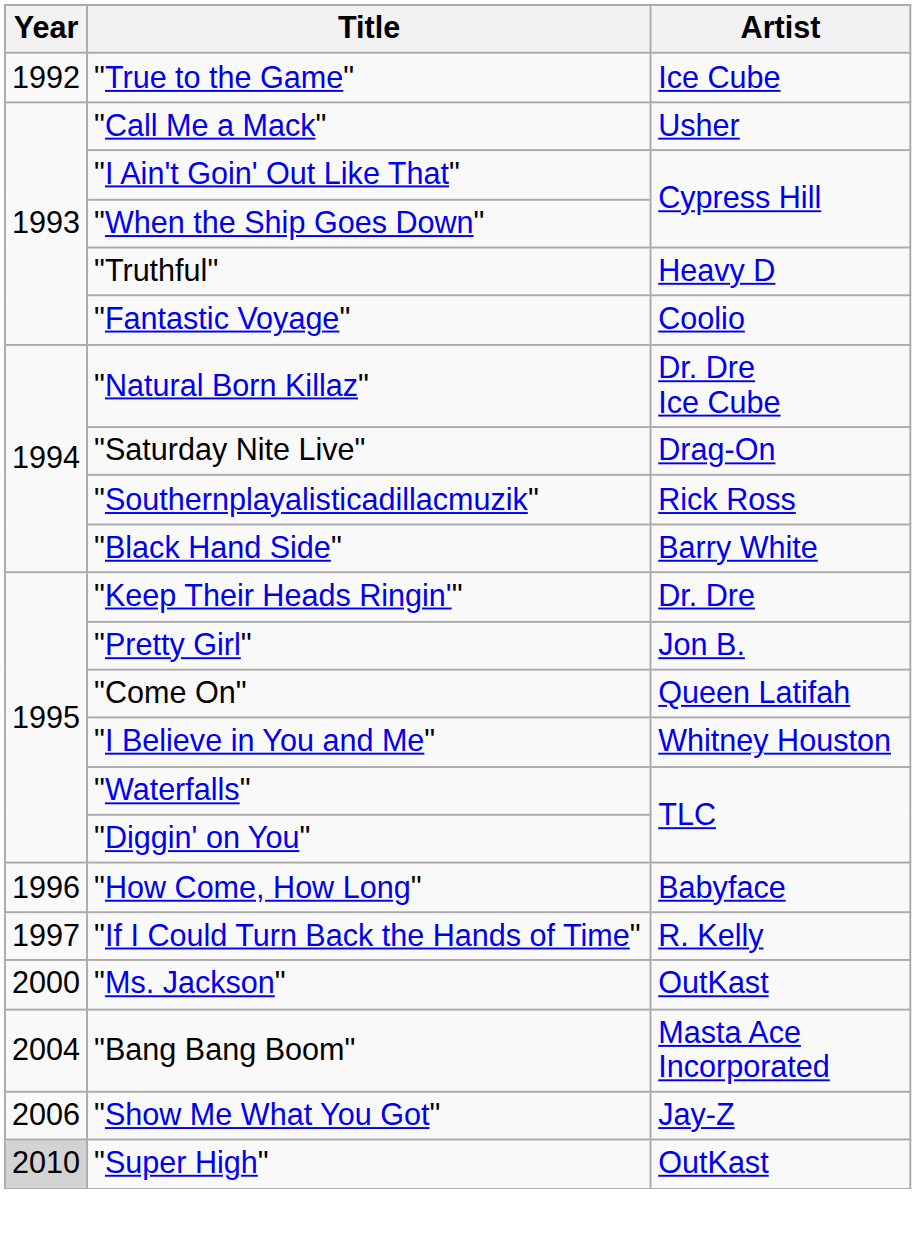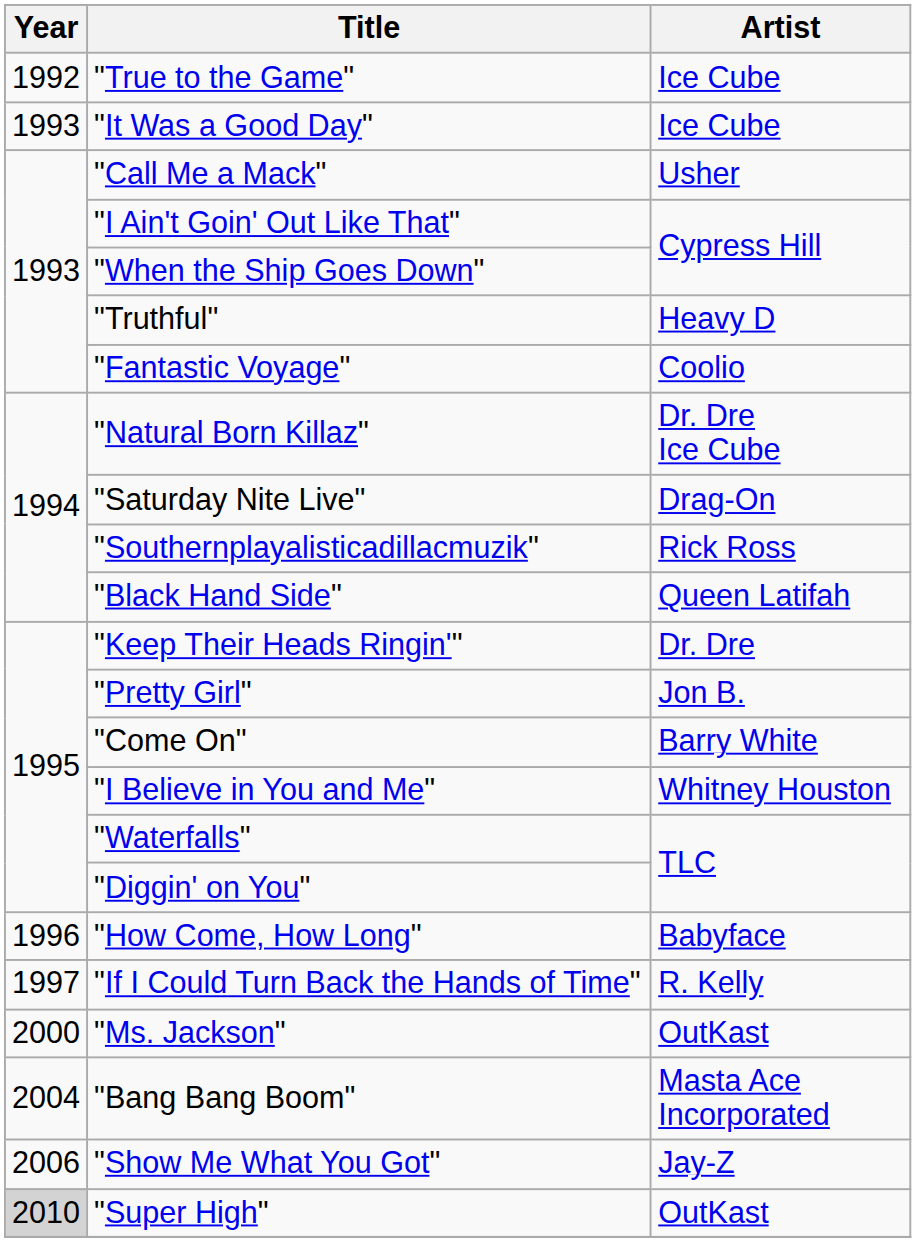+ row: (233, 125)
(738, 547) Barry White -> (754, 596) Queen Latifah
(754, 693) Queen Latifah -> (738, 741) Barry White
